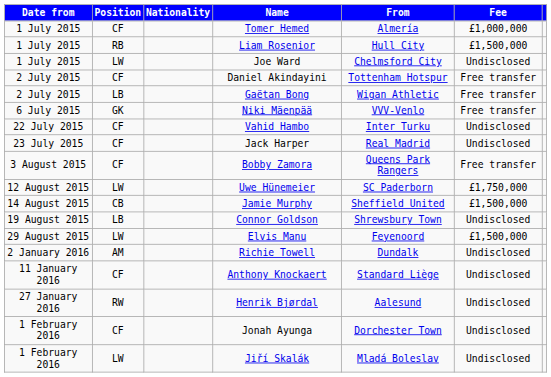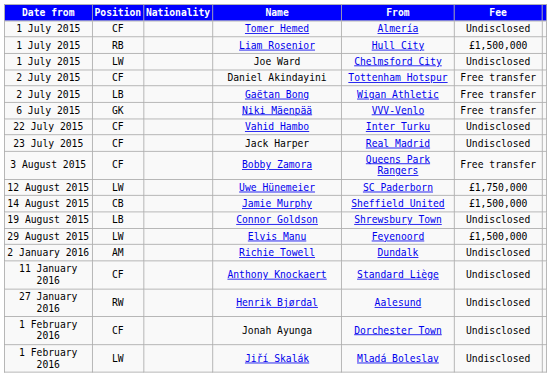(498, 29) £1,000,000 -> (498, 29) Undisclosed
